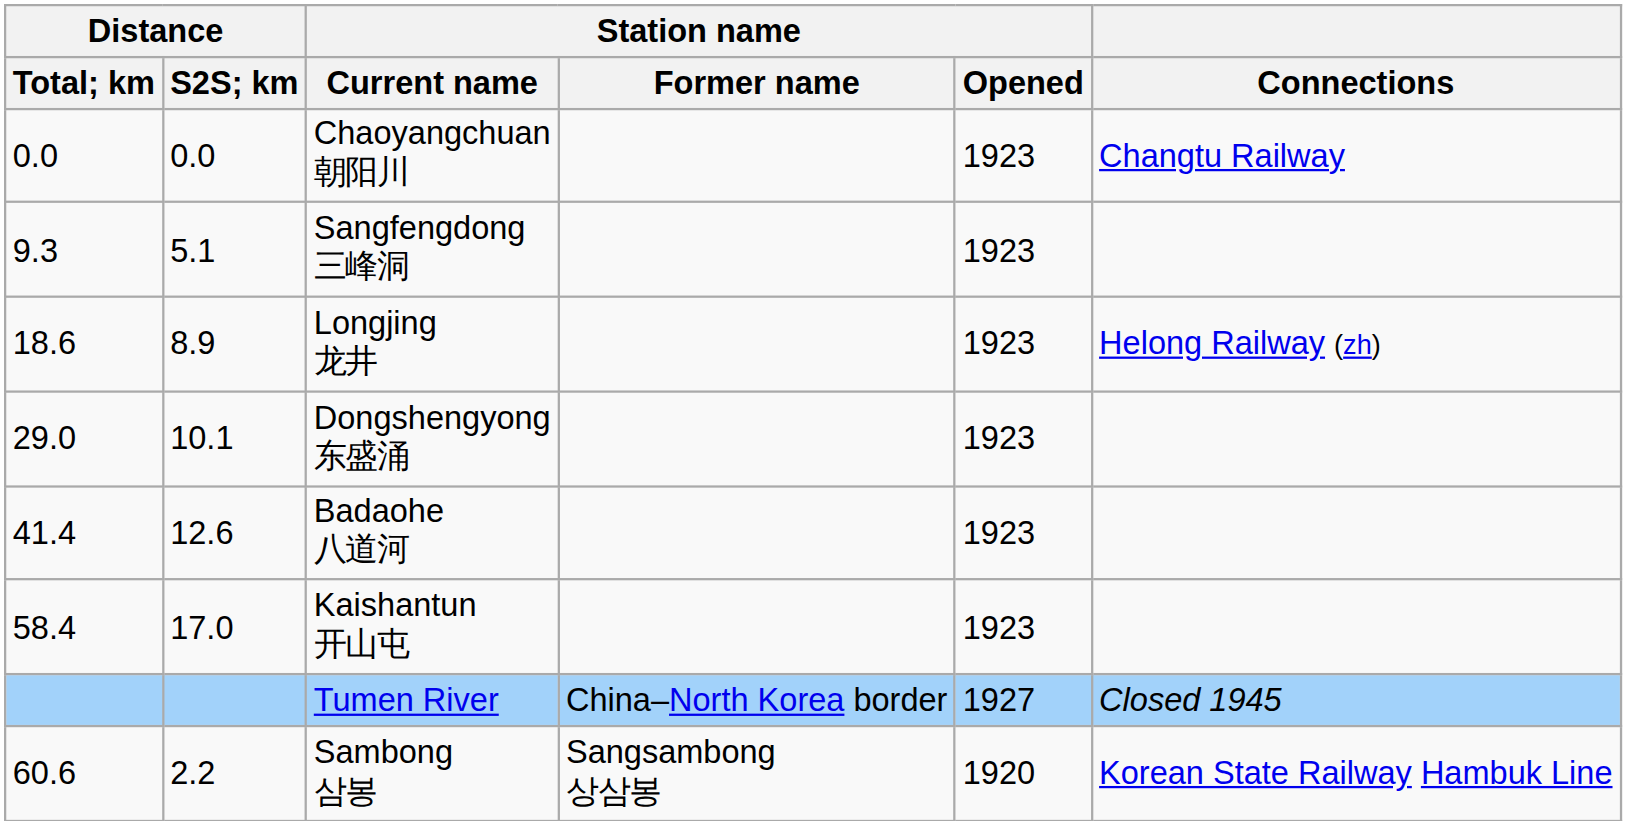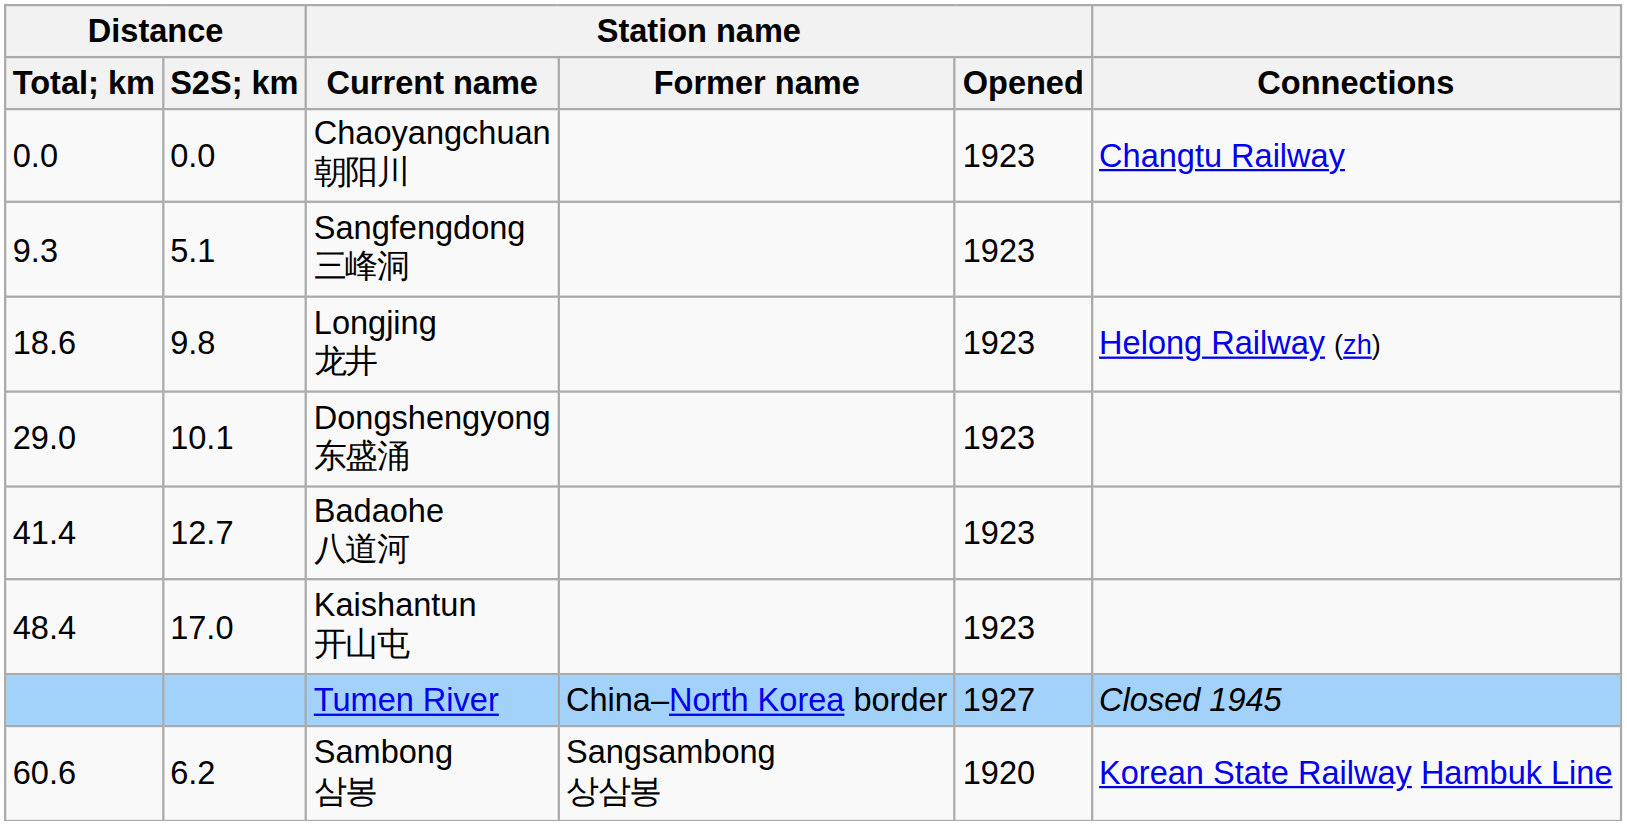(193, 344) 8.9 -> (193, 344) 9.8
(202, 533) 12.6 -> (202, 533) 12.7
(44, 627) 58.4 -> (44, 627) 48.4
(193, 773) 2.2 -> (193, 773) 6.2
